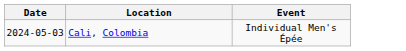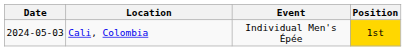+ column: (375, 12)
